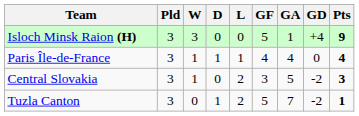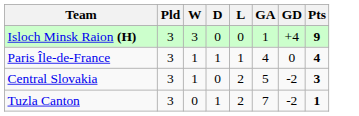- column: (265, 15)
